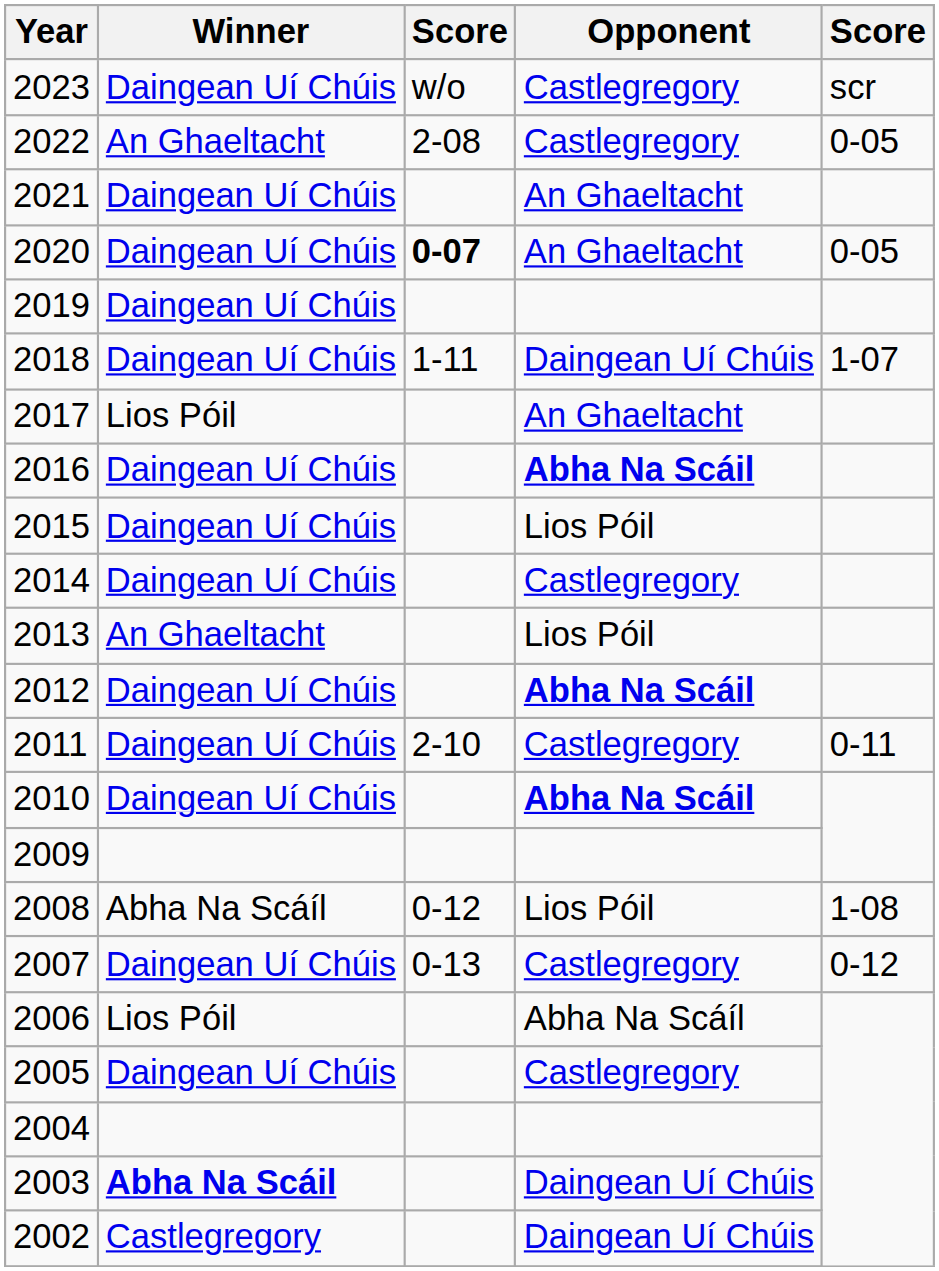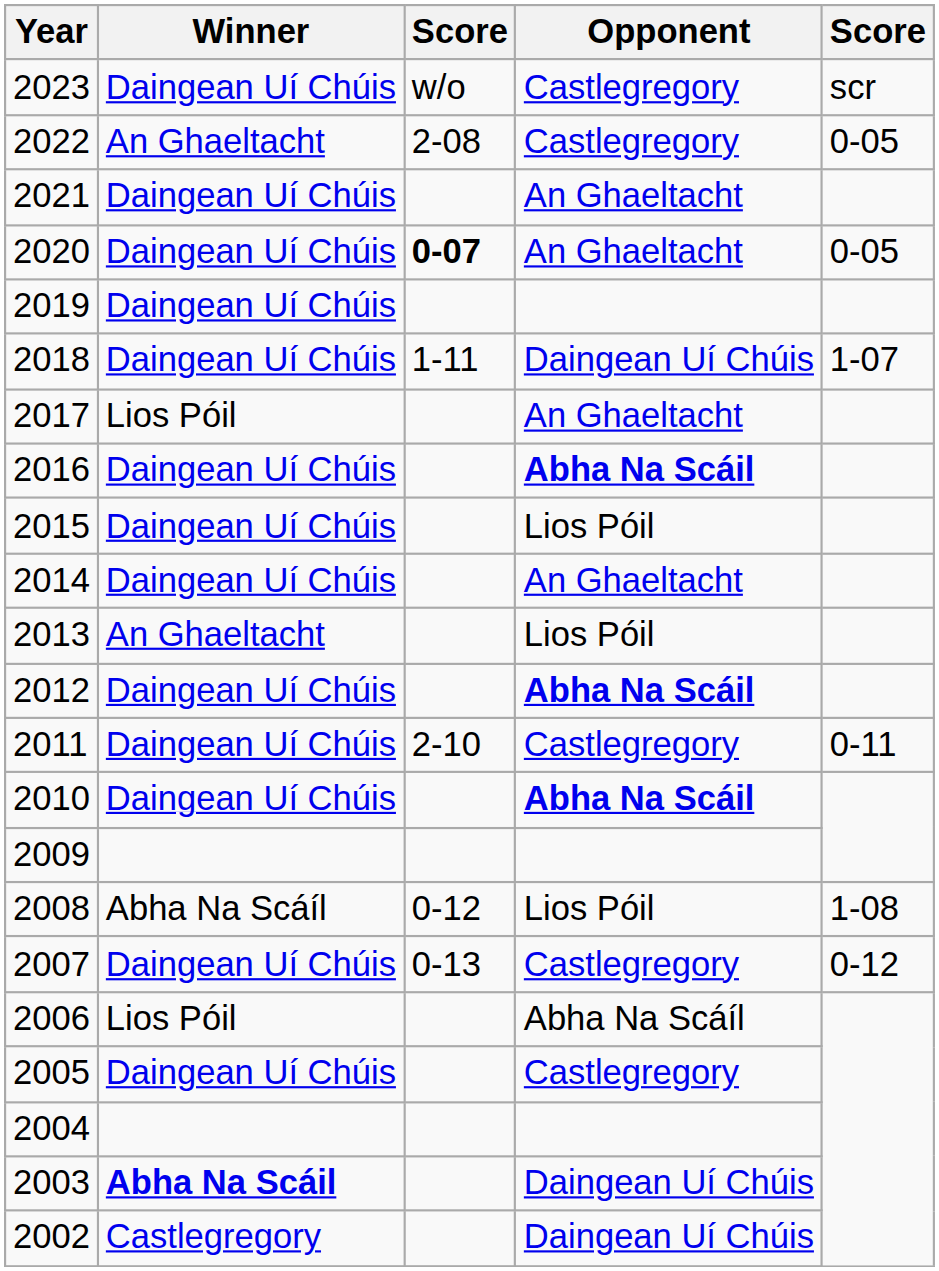(631, 580) Castlegregory -> (633, 580) An Ghaeltacht
